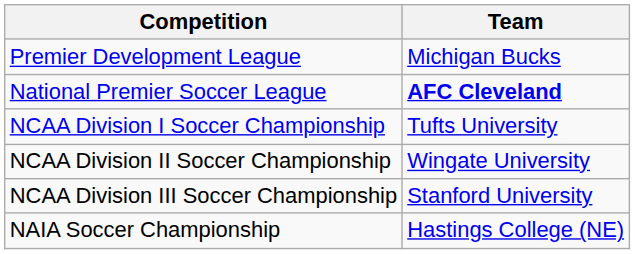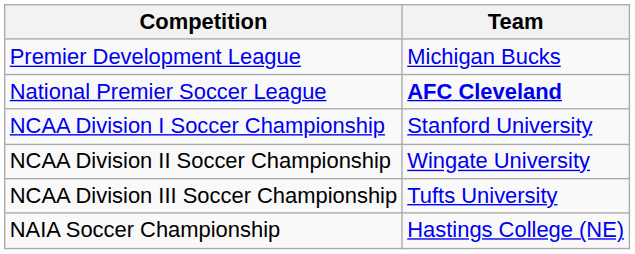(482, 126) Tufts University -> (500, 126) Stanford University
(500, 195) Stanford University -> (482, 195) Tufts University
